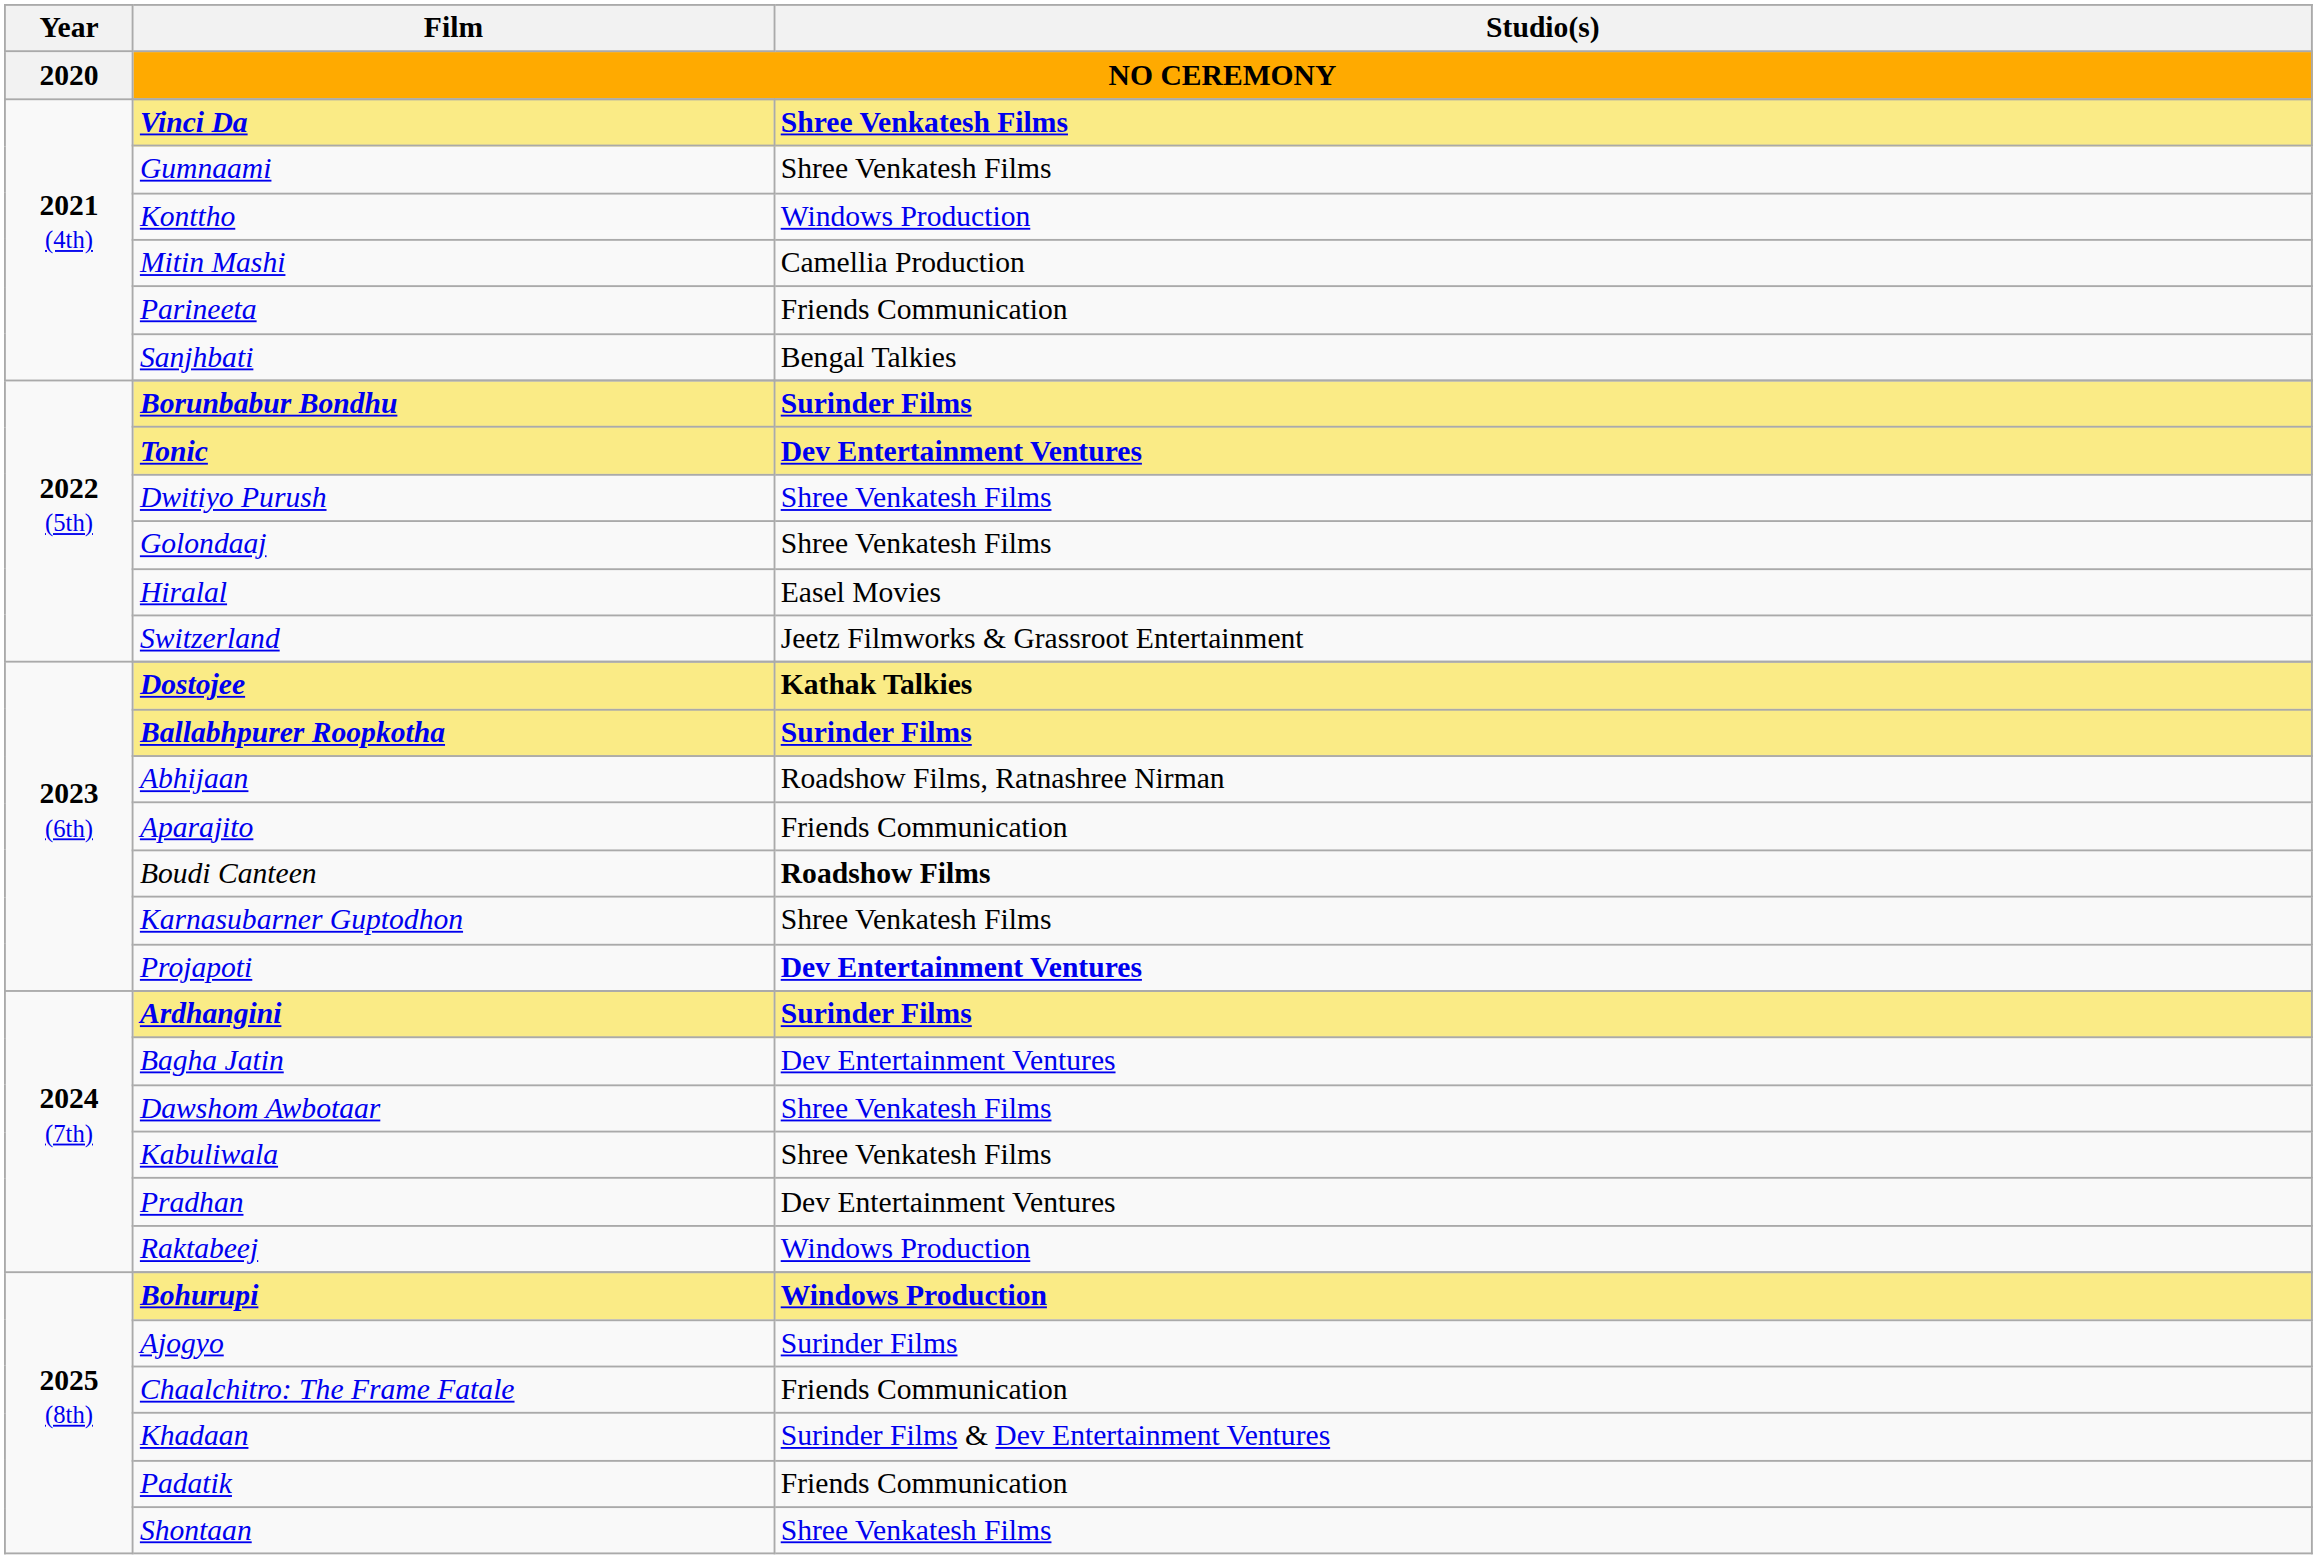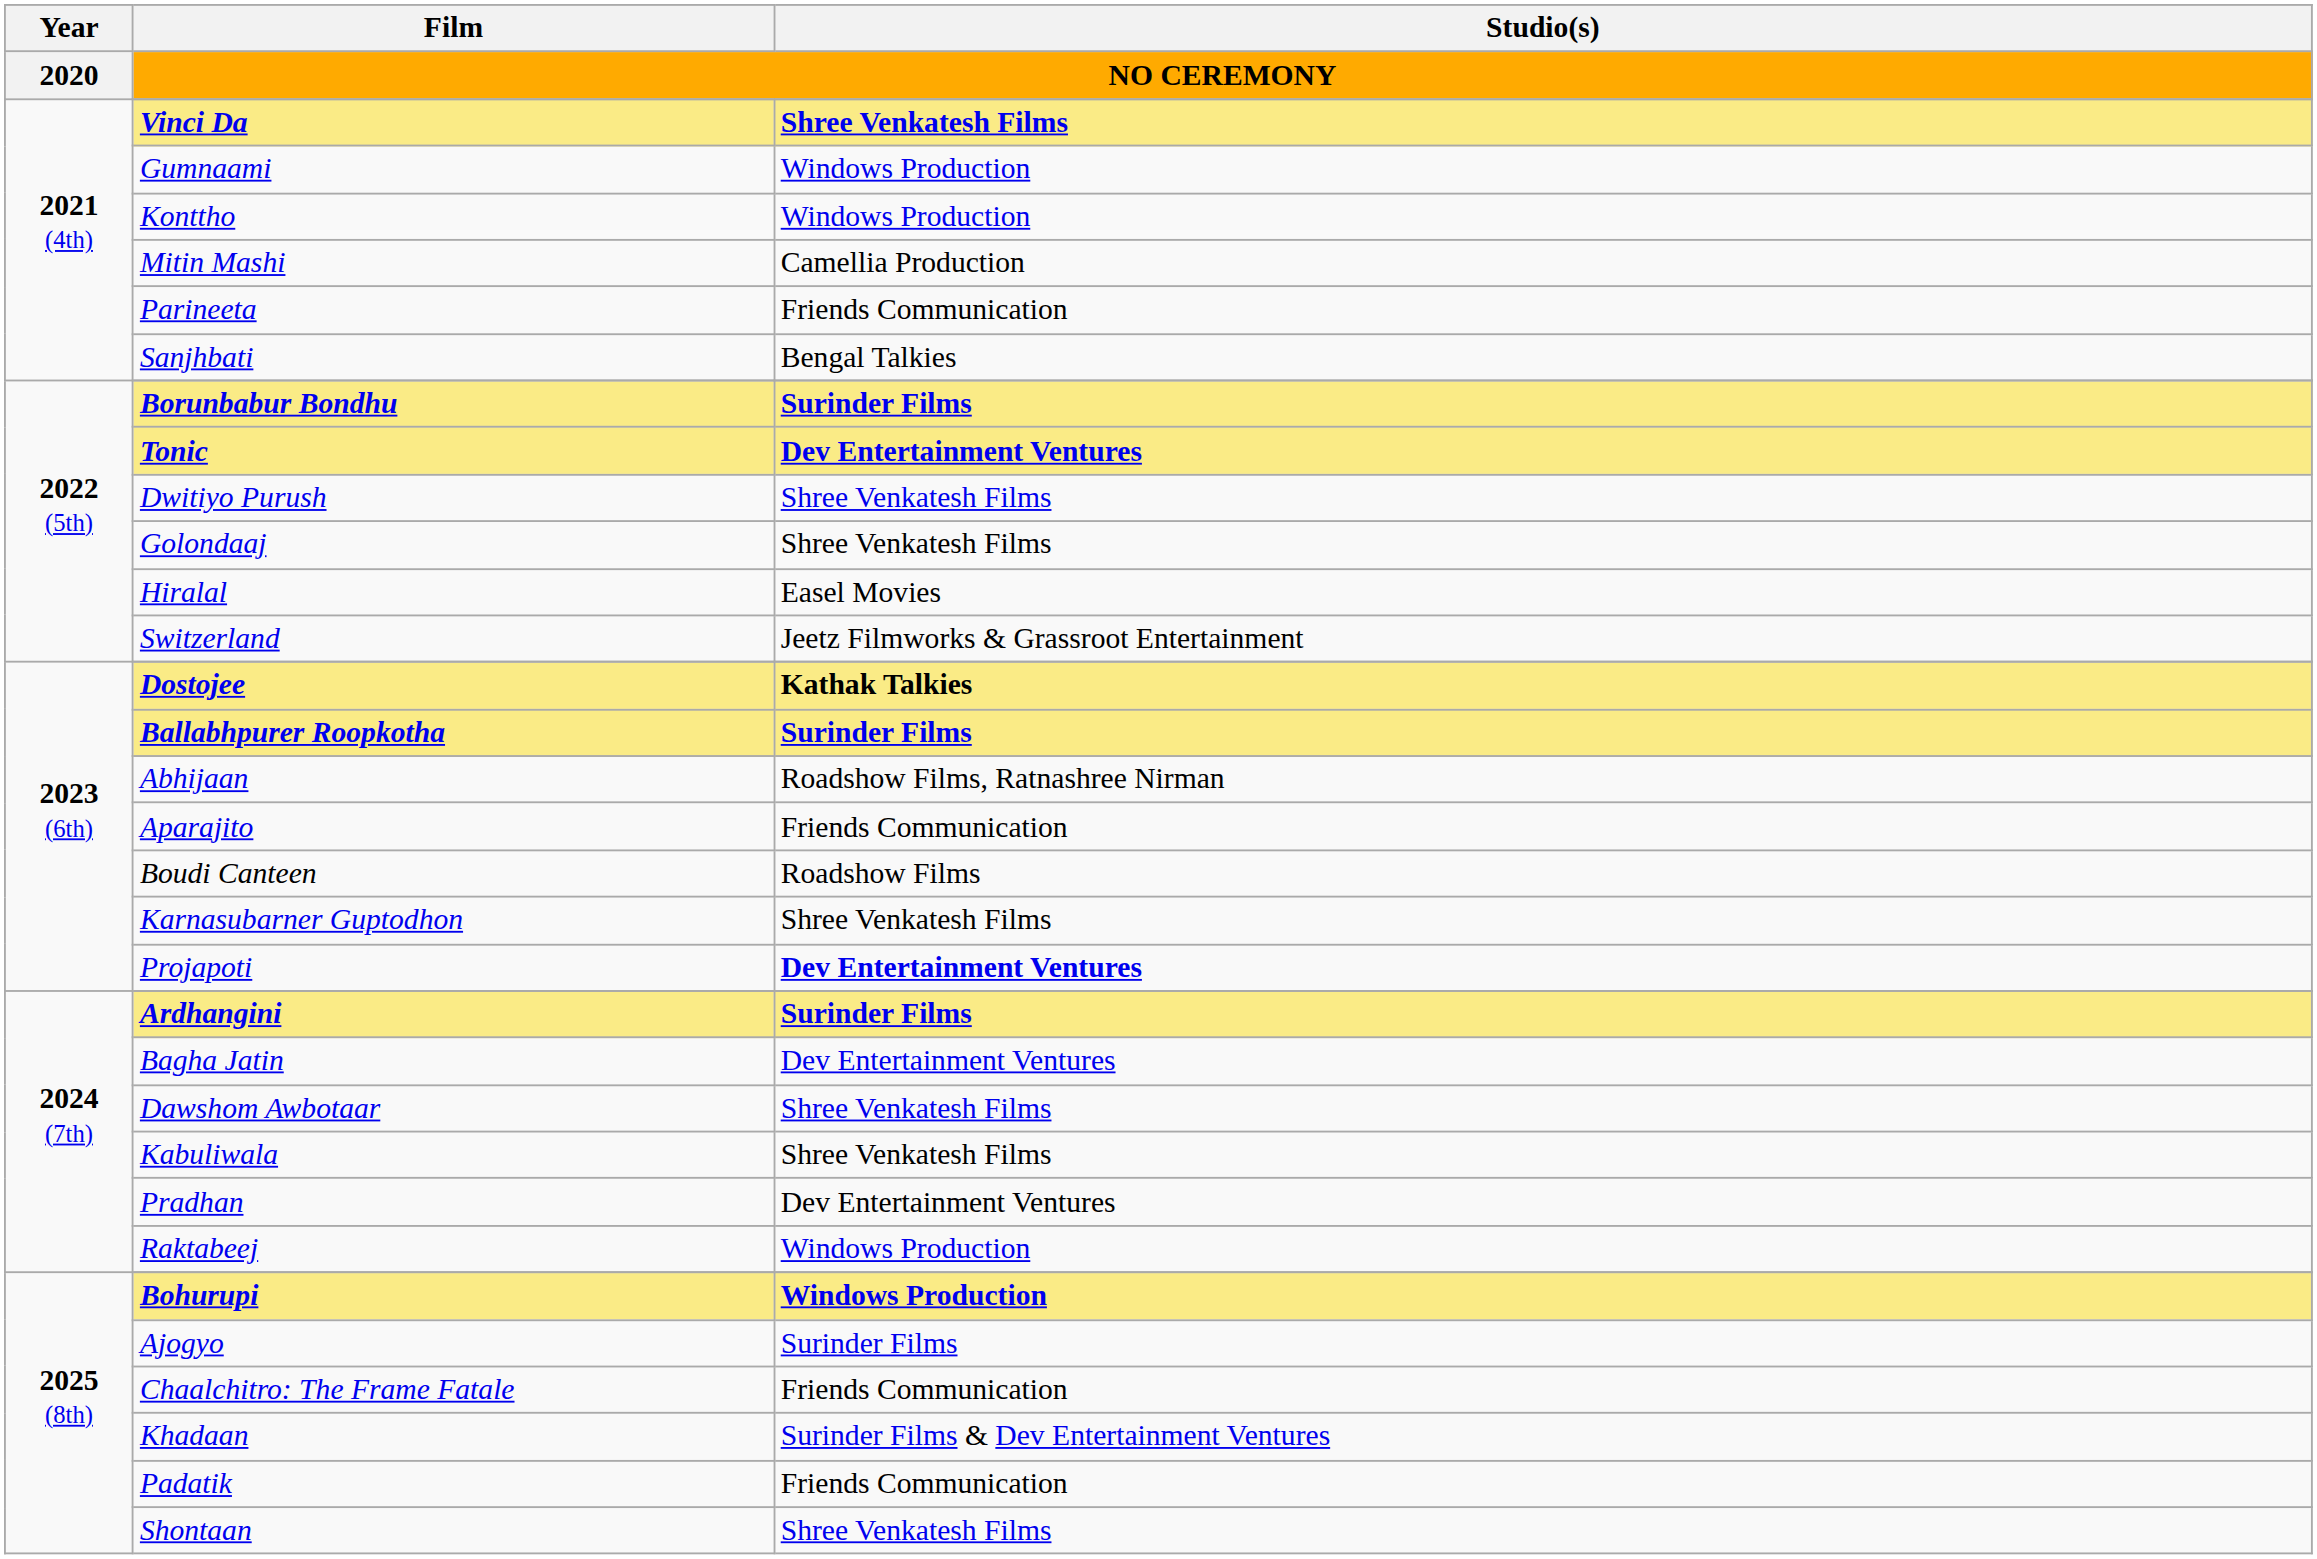(916, 168) Shree Venkatesh Films -> (905, 168) Windows Production
(886, 872) bold -> (881, 872) normal
